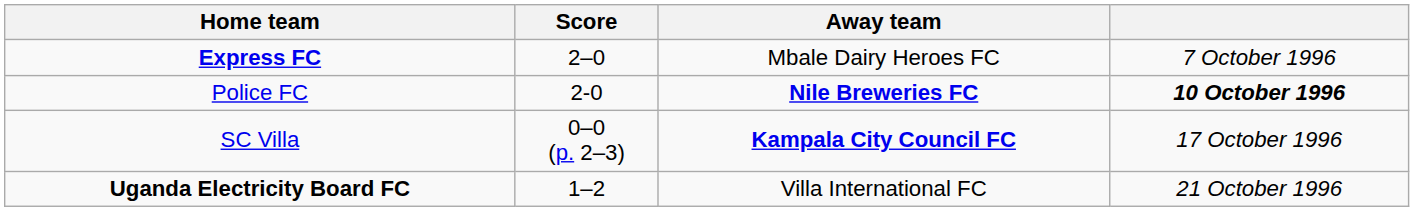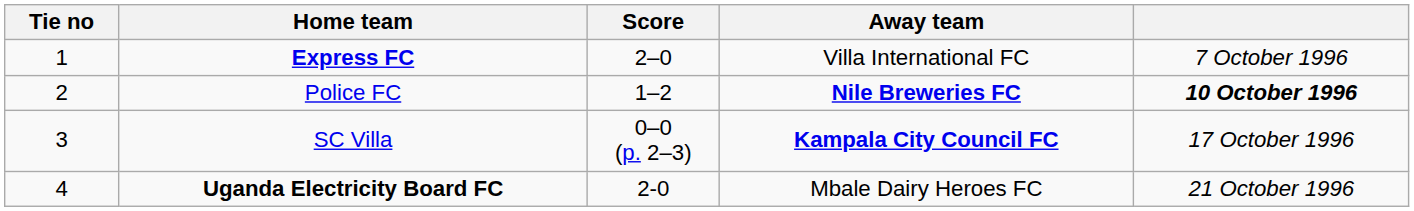+ column: (62, 22)
(884, 57) Mbale Dairy Heroes FC -> (926, 57) Villa International FC
(587, 92) 2-0 -> (653, 92) 1–2
(587, 188) 1–2 -> (653, 188) 2-0
(884, 188) Villa International FC -> (926, 188) Mbale Dairy Heroes FC
